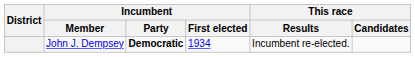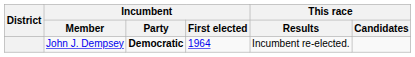(199, 44) 1934 -> (199, 44) 1964
